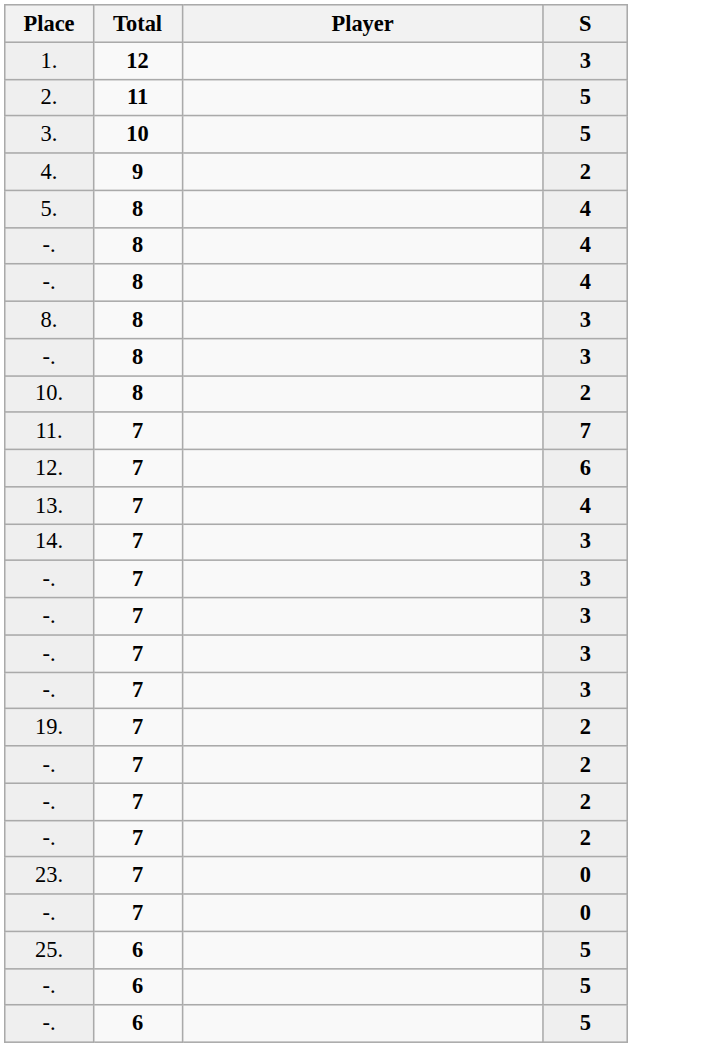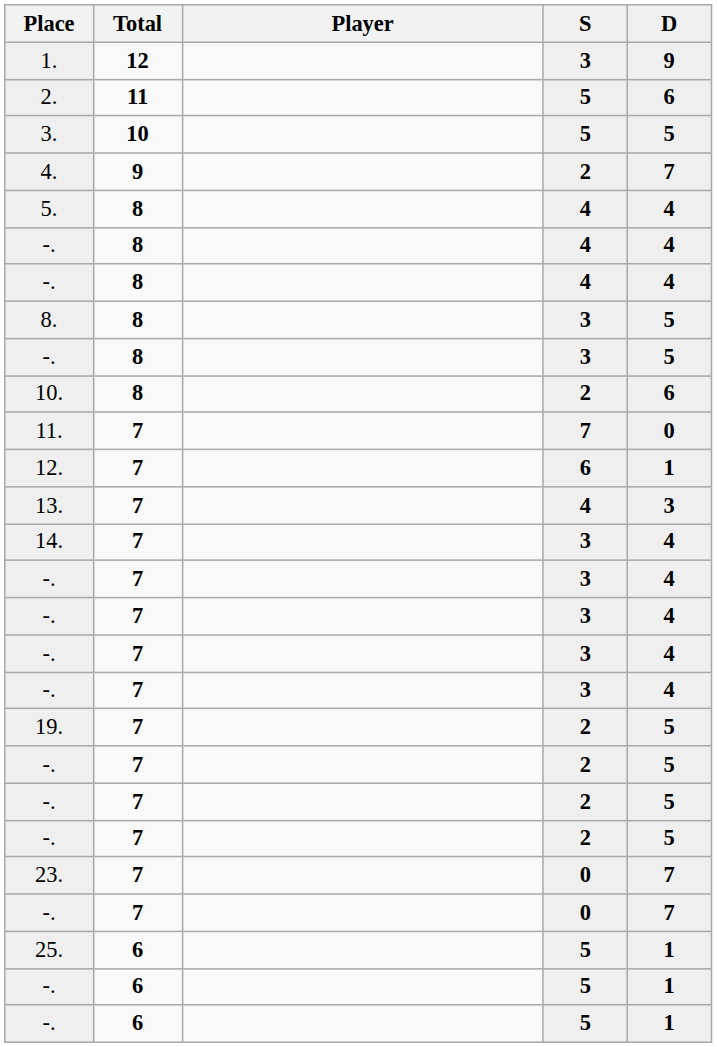+ column: (669, 23)
